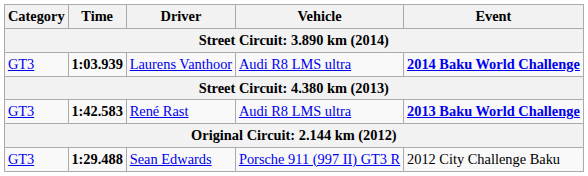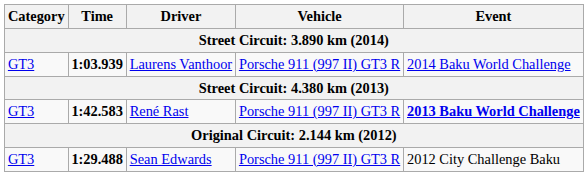(295, 64) Audi R8 LMS ultra -> (320, 64) Porsche 911 (997 II) GT3 R
(493, 64) bold -> (489, 64) normal
(295, 111) Audi R8 LMS ultra -> (320, 111) Porsche 911 (997 II) GT3 R
